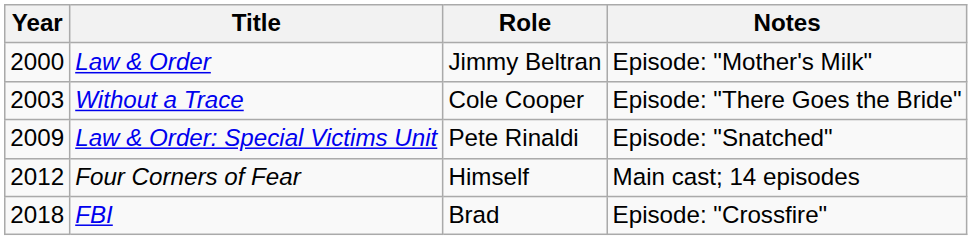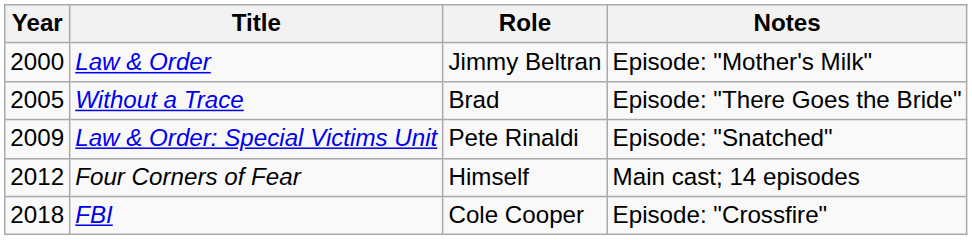(37, 100) 2003 -> (37, 100) 2005
(516, 100) Cole Cooper -> (474, 100) Brad
(474, 215) Brad -> (516, 215) Cole Cooper
